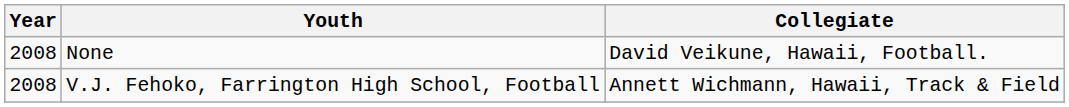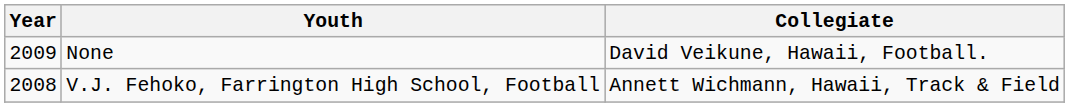(33, 53) 2008 -> (33, 53) 2009
